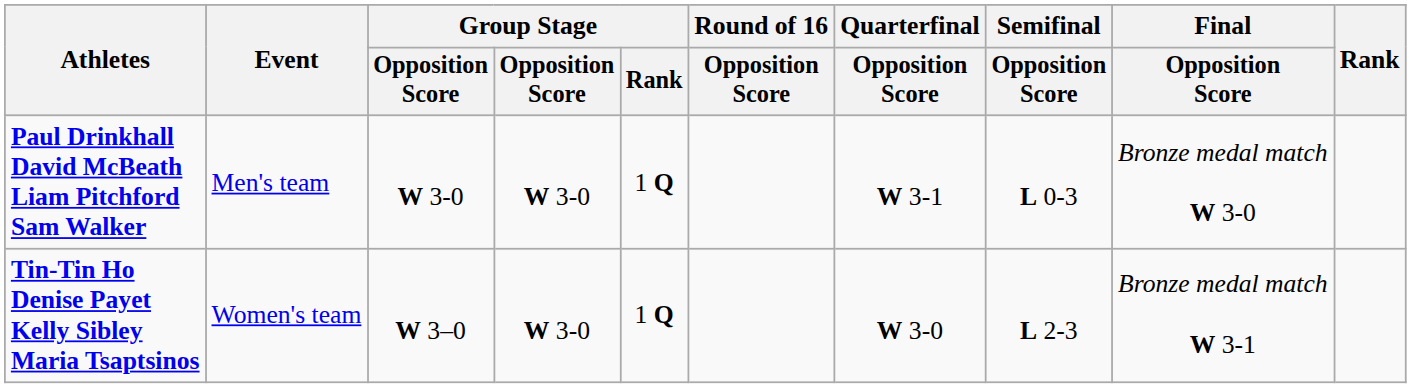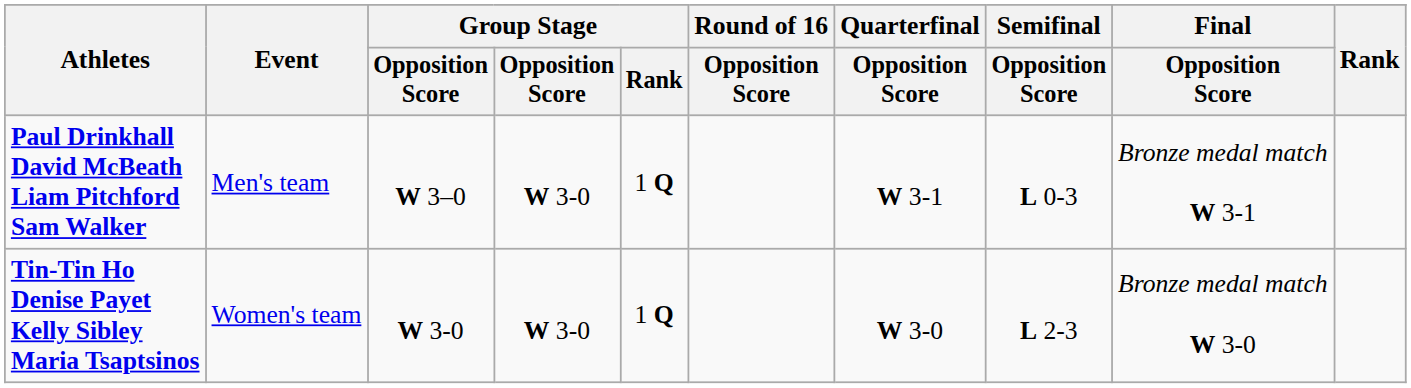(431, 197) W 3-0 -> (431, 197) W 3–0
(1223, 182) Bronze medal match W 3-0 -> (1223, 182) Bronze medal match W 3-1
(431, 330) W 3–0 -> (431, 330) W 3-0
(1223, 315) Bronze medal match W 3-1 -> (1223, 315) Bronze medal match W 3-0
